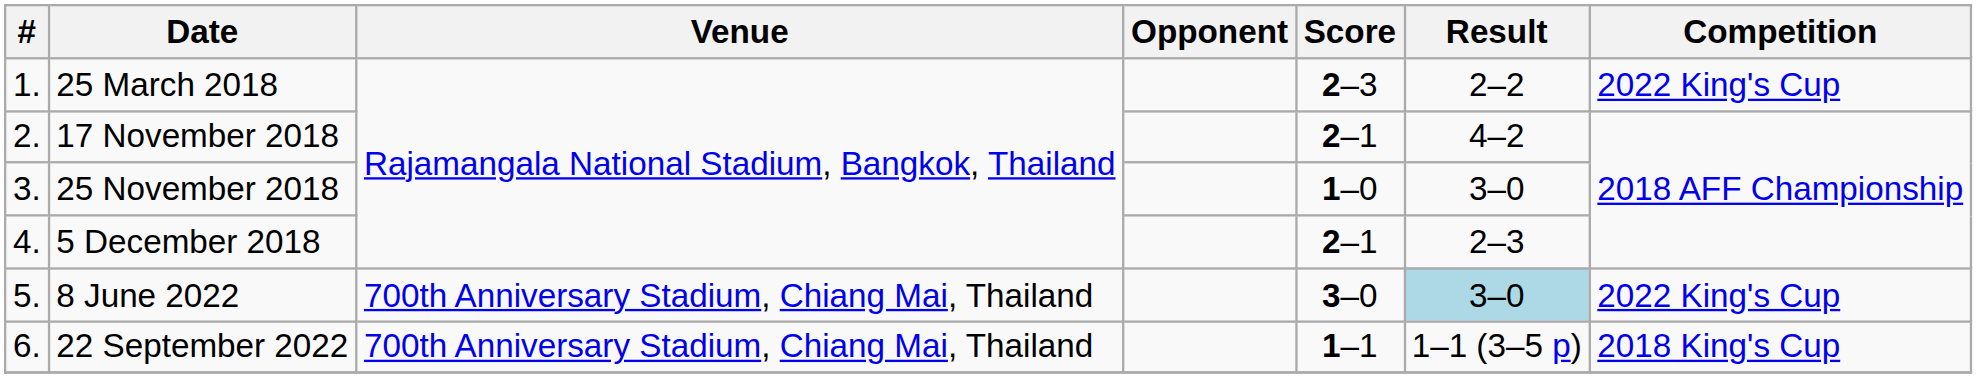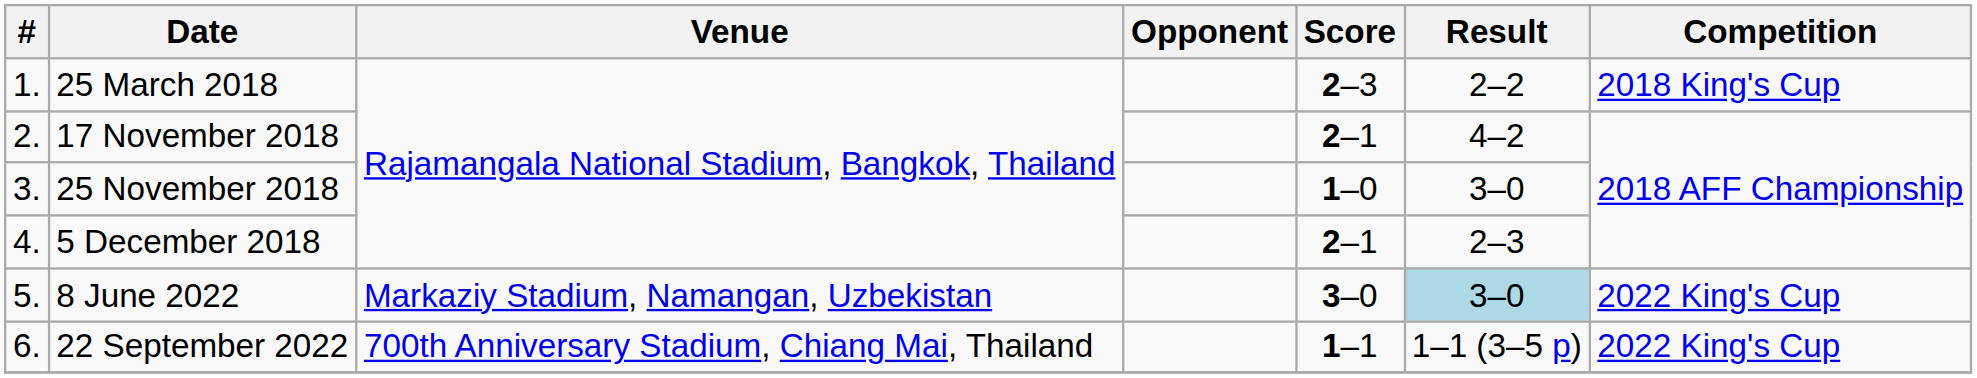(1719, 84) 2022 King's Cup -> (1719, 84) 2018 King's Cup
(729, 295) 700th Anniversary Stadium, Chiang Mai, Thailand -> (678, 295) Markaziy Stadium, Namangan, Uzbekistan
(1719, 347) 2018 King's Cup -> (1719, 347) 2022 King's Cup
